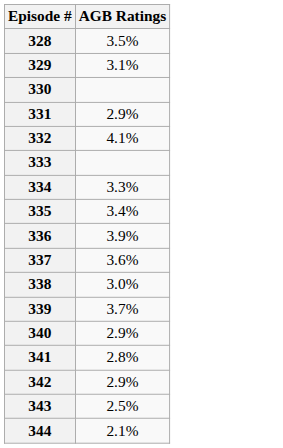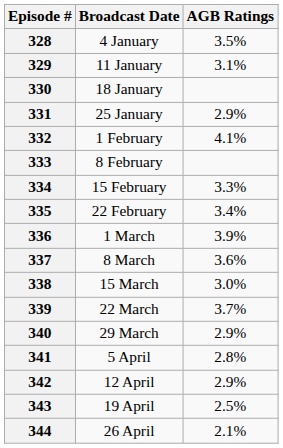+ column: (129, 16)
